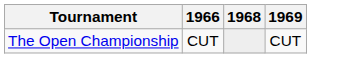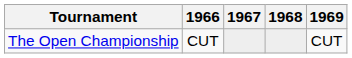+ column: (244, 17)
